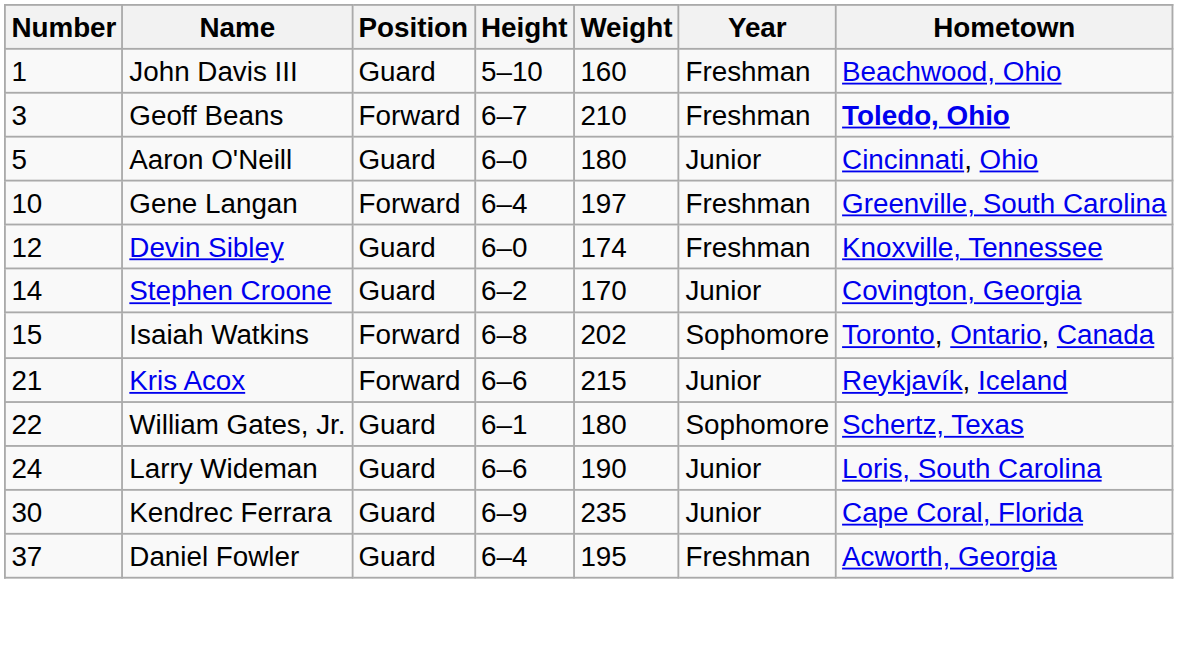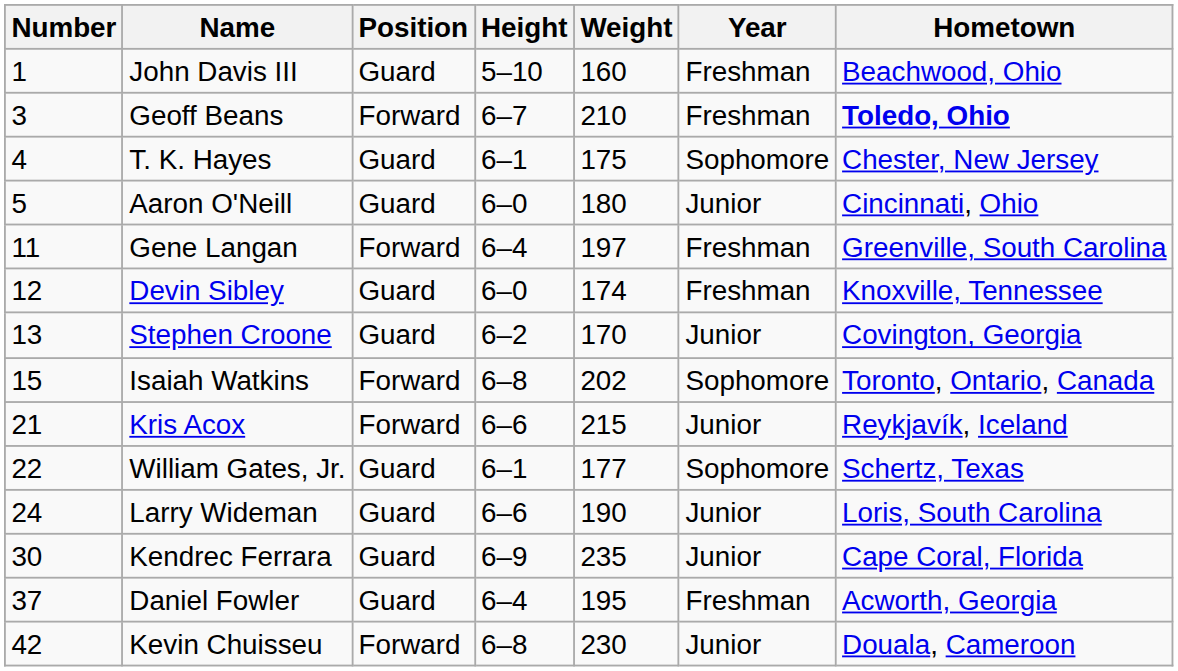+ row: (200, 159)
(27, 203) 10 -> (26, 247) 11
(27, 291) 14 -> (27, 335) 13
(604, 423) 180 -> (604, 467) 177
+ row: (226, 644)
